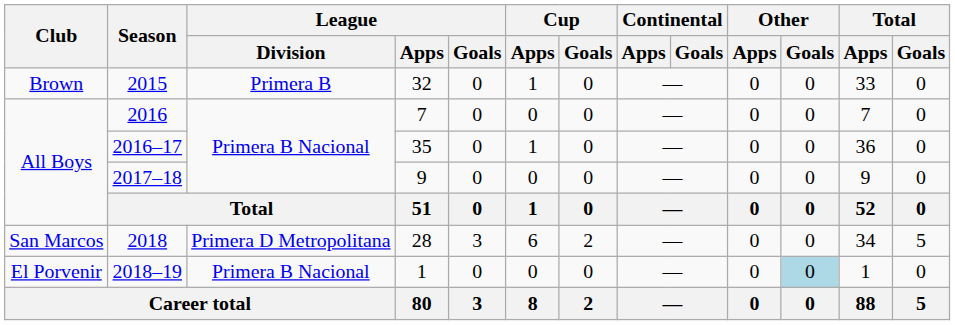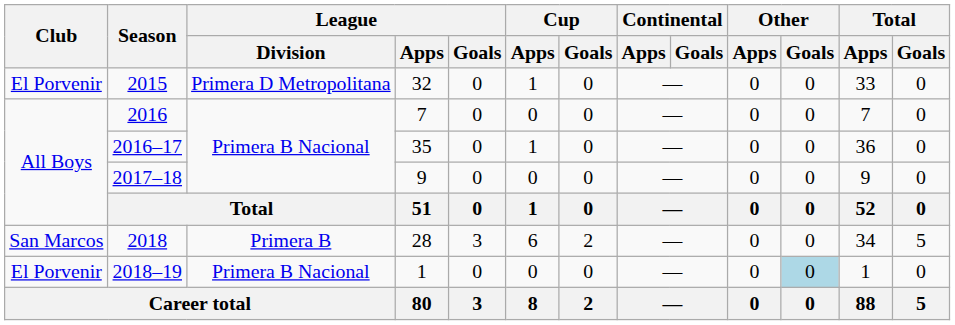(56, 83) Brown -> (56, 83) El Porvenir
(291, 83) Primera B -> (291, 83) Primera D Metropolitana
(291, 240) Primera D Metropolitana -> (291, 240) Primera B
